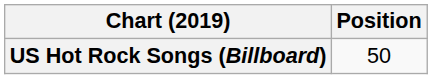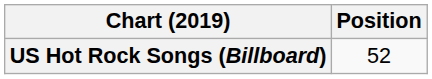(379, 55) 50 -> (379, 55) 52
